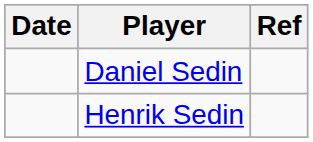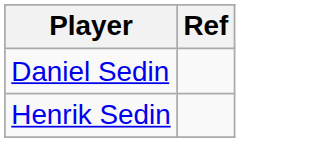- column: (41, 26)
